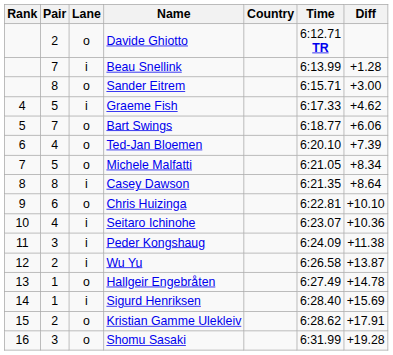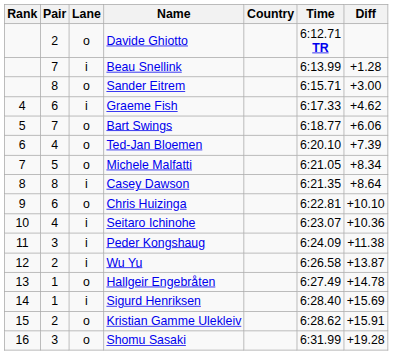(55, 106) 5 -> (55, 106) 6
(366, 321) +17.91 -> (366, 321) +15.91
